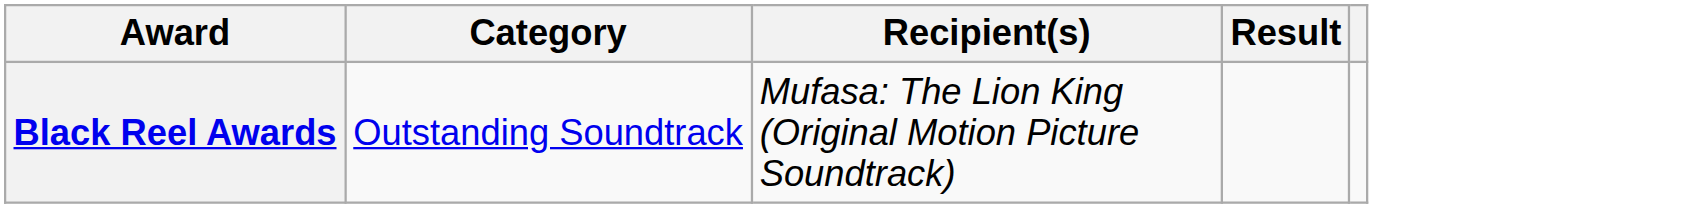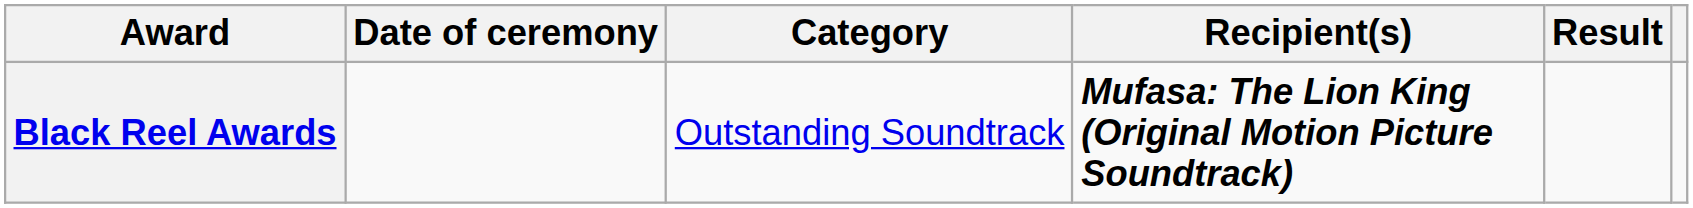+ column: (506, 33)
(949, 131) normal -> (1287, 131) bold
